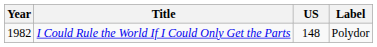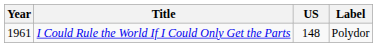(19, 33) 1982 -> (19, 33) 1961
